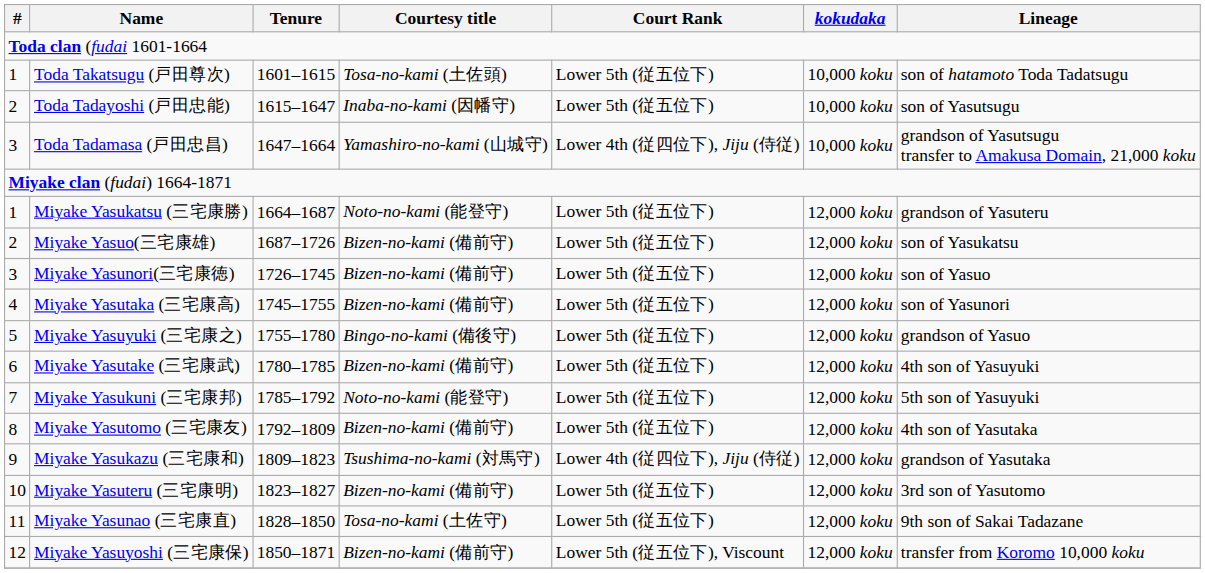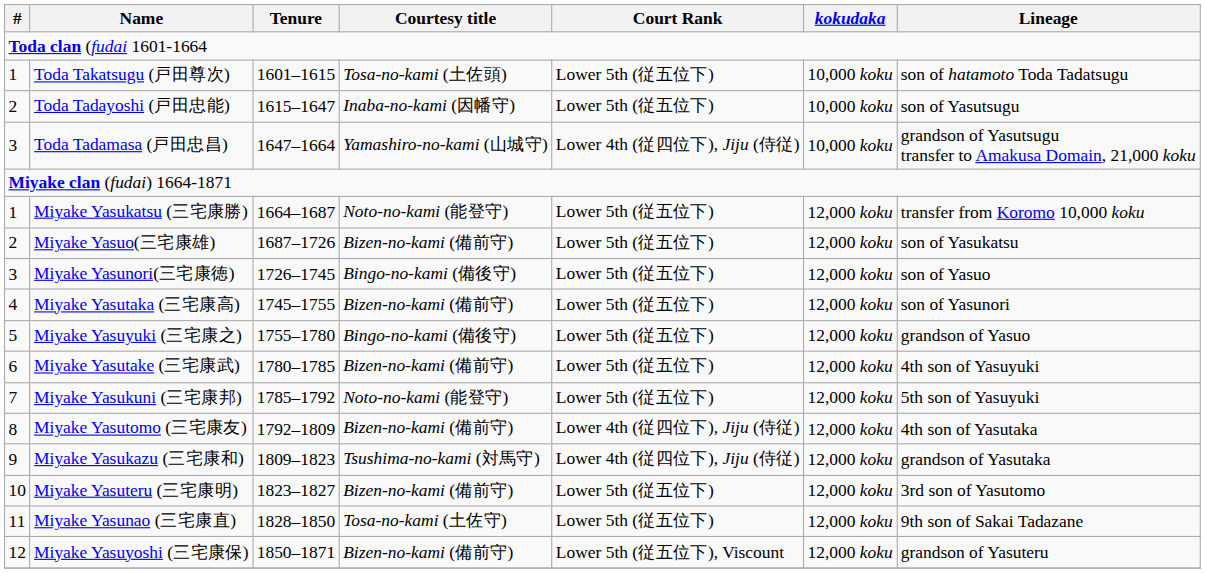(975, 212) grandson of Yasuteru -> (1023, 212) transfer from Koromo 10,000 koku
(428, 273) Bizen-no-kami (備前守) -> (430, 273) Bingo-no-kami (備後守)
(635, 428) Lower 5th (従五位下) -> (678, 428) Lower 4th (従四位下), Jiju (侍従)
(1023, 552) transfer from Koromo 10,000 koku -> (975, 552) grandson of Yasuteru
